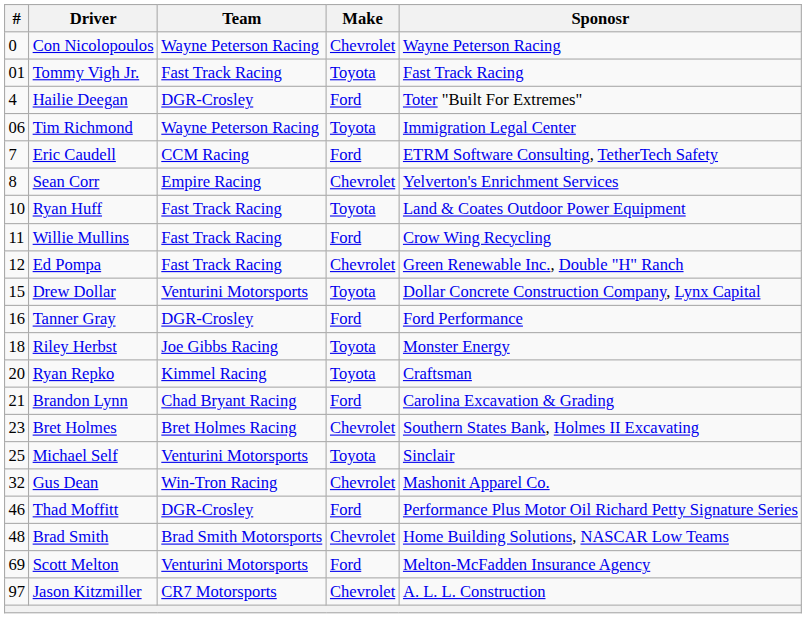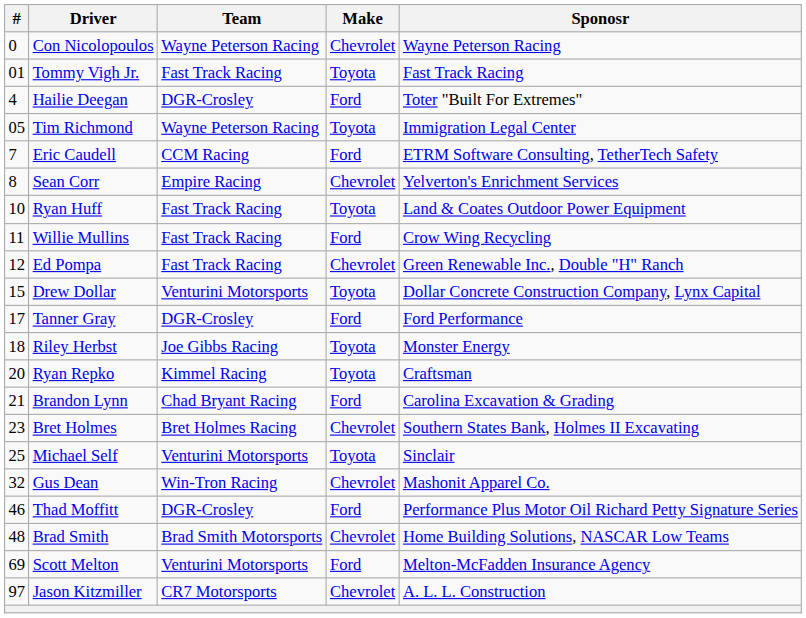(17, 127) 06 -> (17, 127) 05
(17, 318) 16 -> (17, 318) 17
